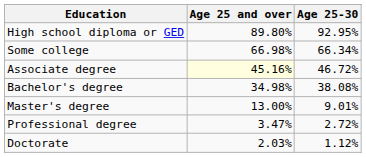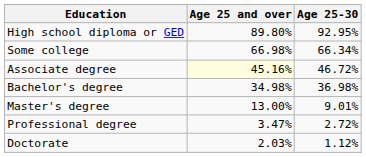(338, 87) 38.08% -> (338, 87) 36.98%
